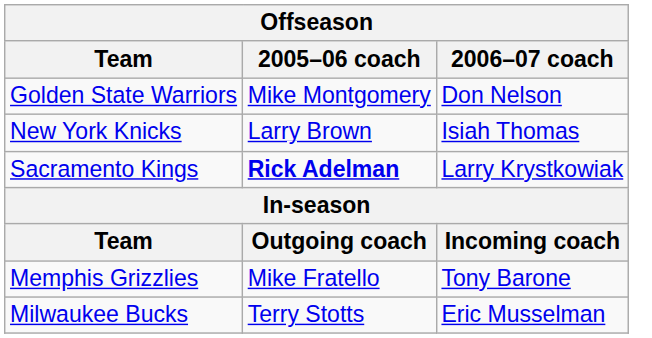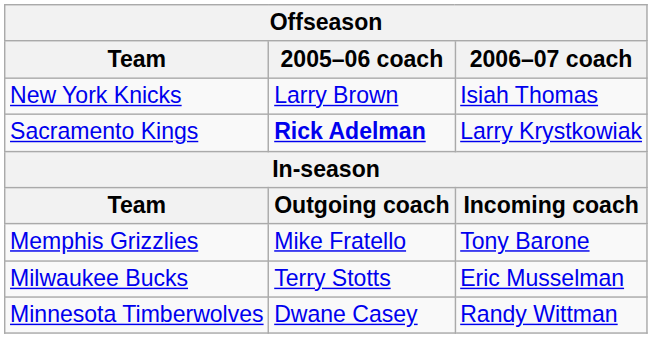- row: (124, 95)
+ row: (137, 315)
